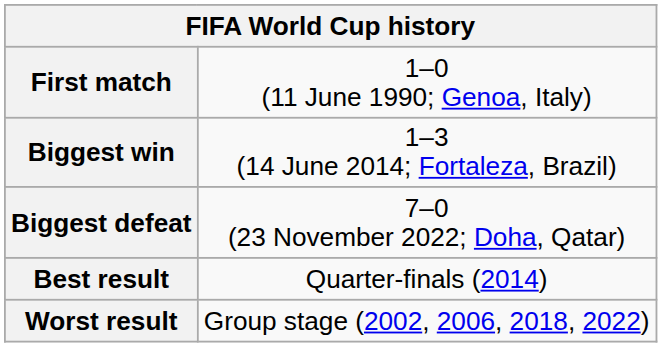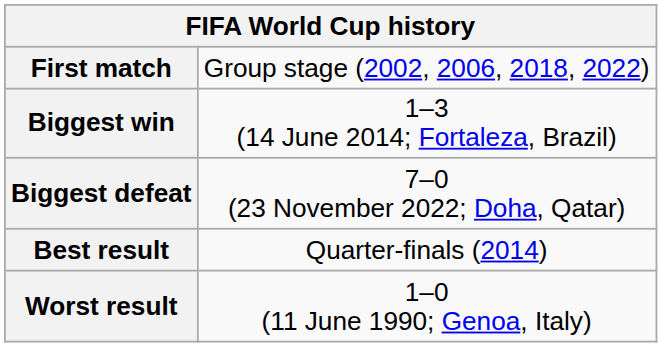(427, 82) 1–0 (11 June 1990; Genoa, Italy) -> (427, 67) Group stage (2002, 2006, 2018, 2022)
(427, 320) Group stage (2002, 2006, 2018, 2022) -> (427, 306) 1–0 (11 June 1990; Genoa, Italy)
